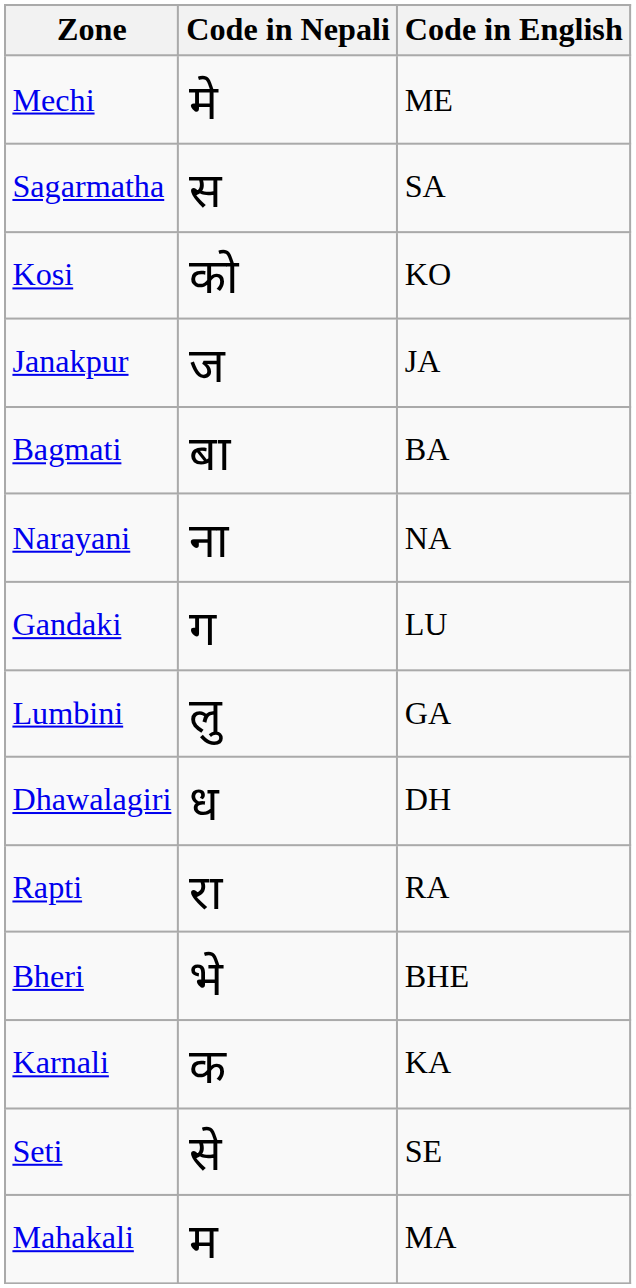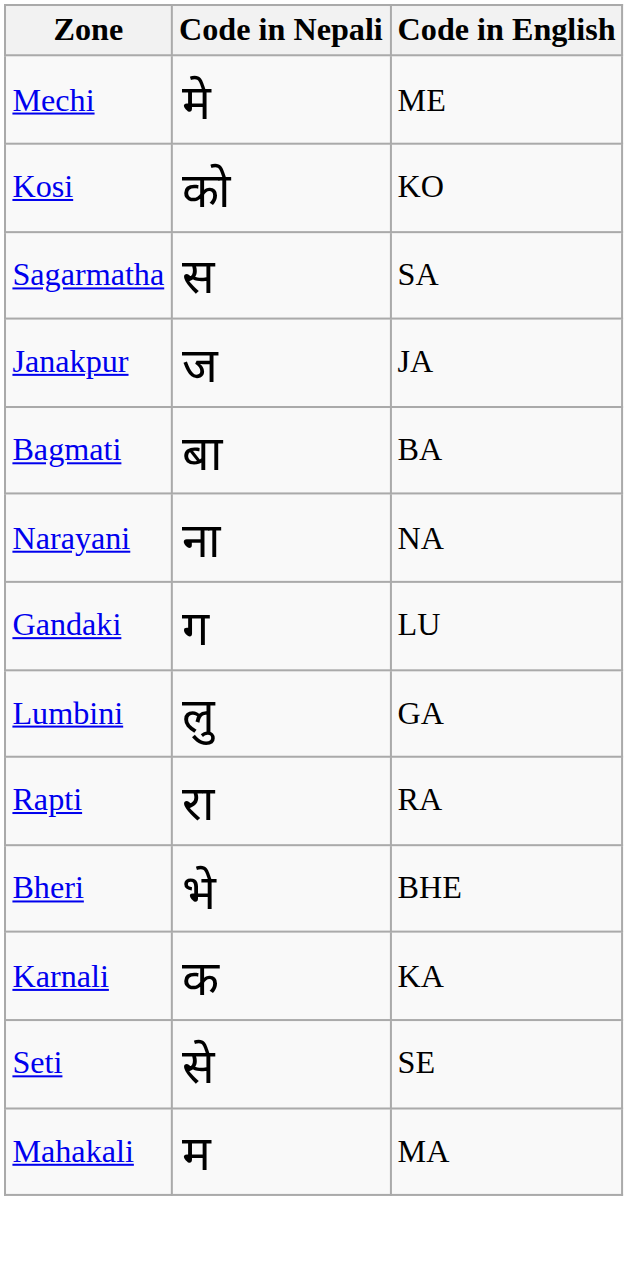rows swapped: (43, 274) <-> (88, 186)
- row: (92, 800)
